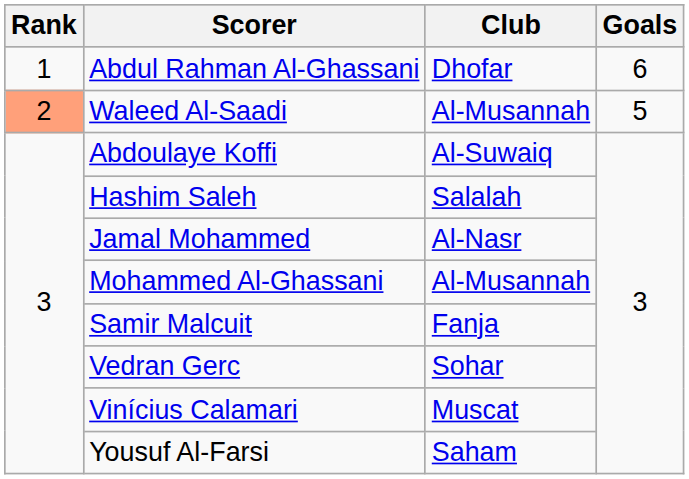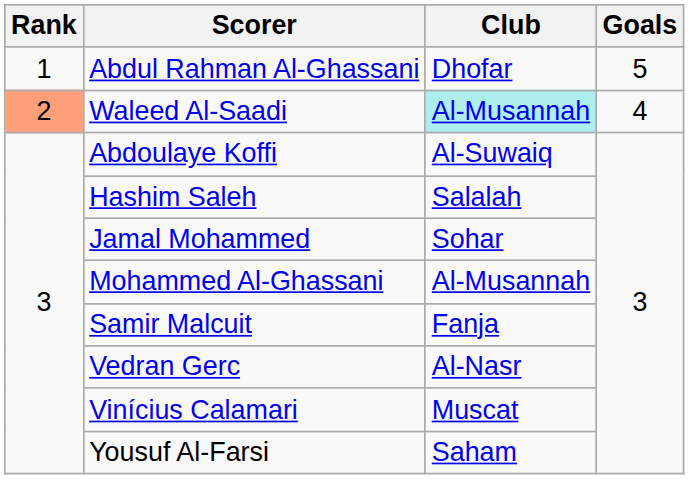(640, 68) 6 -> (640, 68) 5
(511, 111) no background -> (511, 111) paleturquoise background
(640, 111) 5 -> (640, 111) 4
(477, 238) Al-Nasr -> (468, 238) Sohar
(468, 366) Sohar -> (477, 366) Al-Nasr
